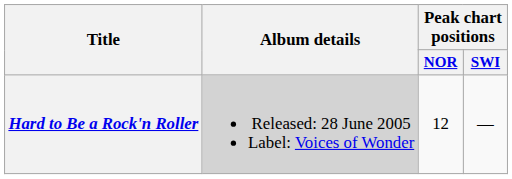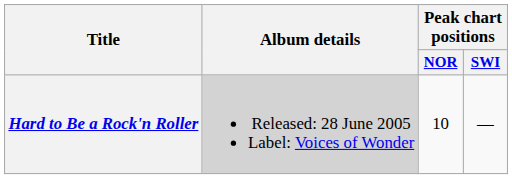(441, 124) 12 -> (441, 124) 10
